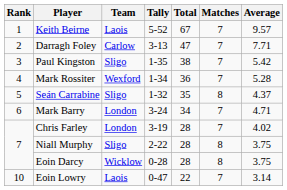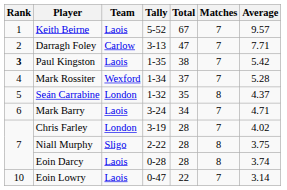(19, 62) normal -> (19, 62) bold
(115, 62) Sligo -> (116, 62) Laois
(185, 78) 36 -> (184, 78) 37
(115, 95) Sligo -> (121, 95) London
(121, 111) London -> (116, 111) Laois
(123, 161) Wicklow -> (116, 161) Laois
(262, 161) 3.75 -> (260, 161) 3.74
